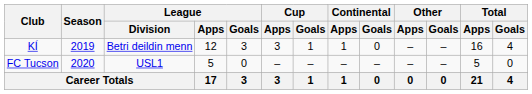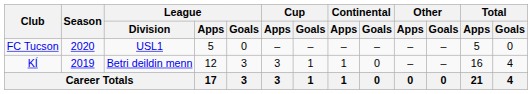rows swapped: (33, 47) <-> (33, 64)
